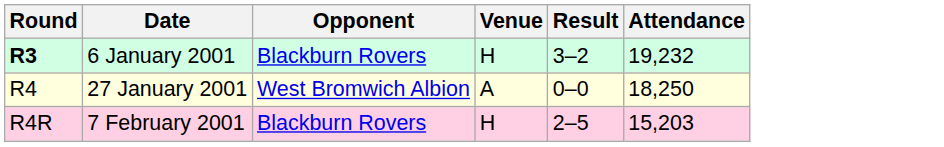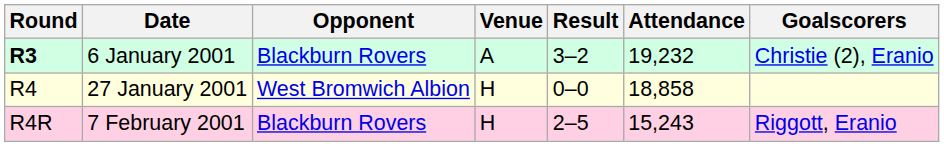+ column: (844, 21)
(488, 55) H -> (487, 55) A
(487, 89) A -> (488, 89) H
(661, 89) 18,250 -> (661, 89) 18,858
(661, 123) 15,203 -> (661, 123) 15,243
